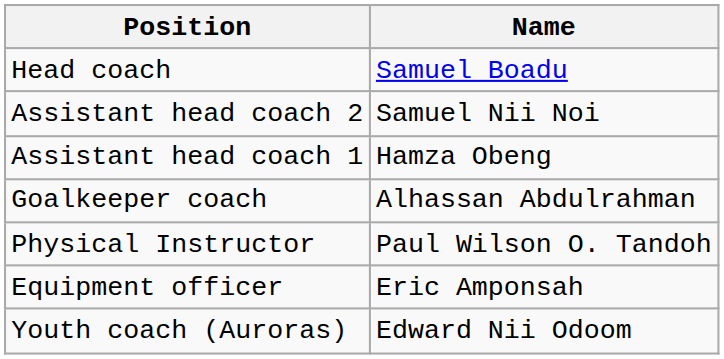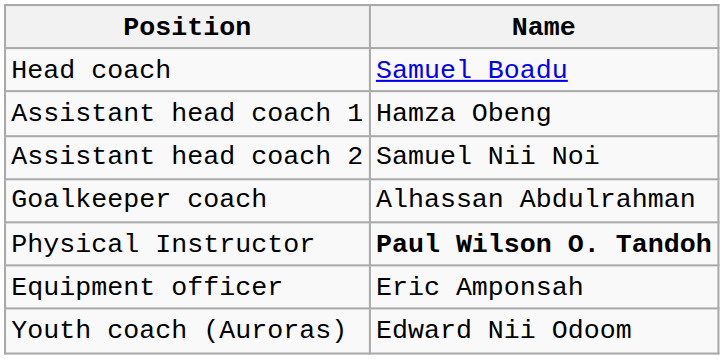rows swapped: (187, 157) <-> (187, 114)
(544, 244) normal -> (544, 244) bold
